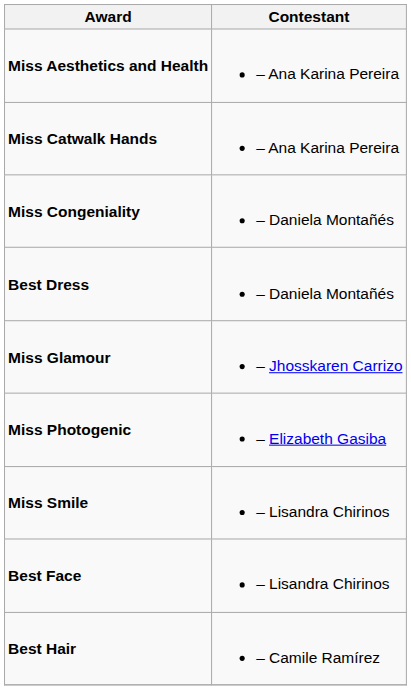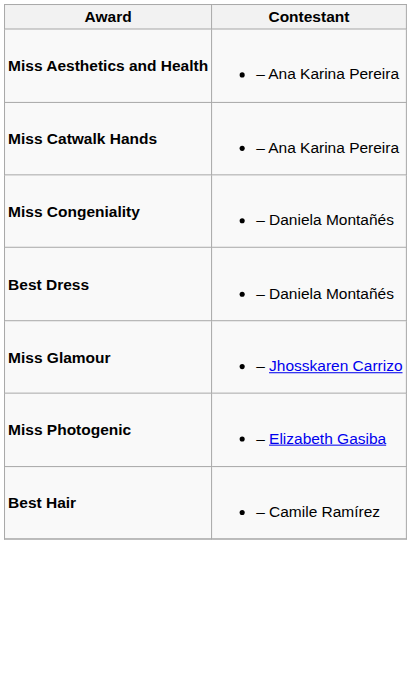- row: (48, 503)
- row: (45, 576)
